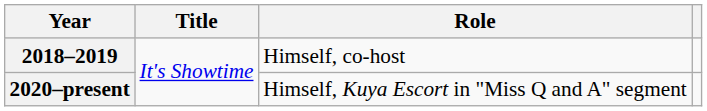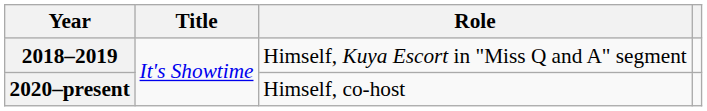(334, 55) Himself, co-host -> (475, 55) Himself, Kuya Escort in "Miss Q and A" segment
(475, 88) Himself, Kuya Escort in "Miss Q and A" segment -> (334, 88) Himself, co-host
